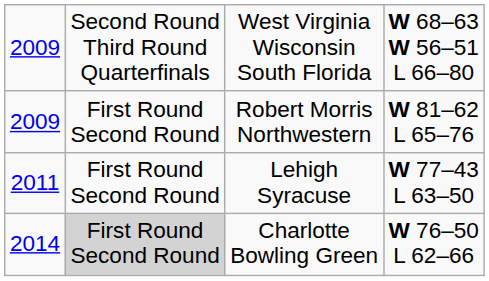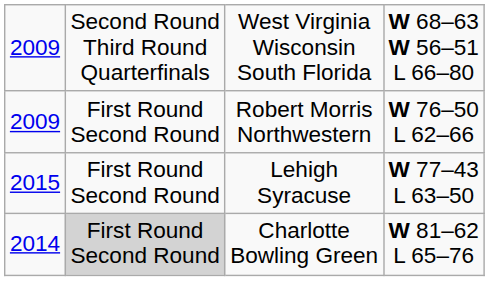(434, 121) W 81–62 L 65–76 -> (434, 121) W 76–50 L 62–66
(35, 182) 2011 -> (35, 182) 2015
(434, 243) W 76–50 L 62–66 -> (434, 243) W 81–62 L 65–76
